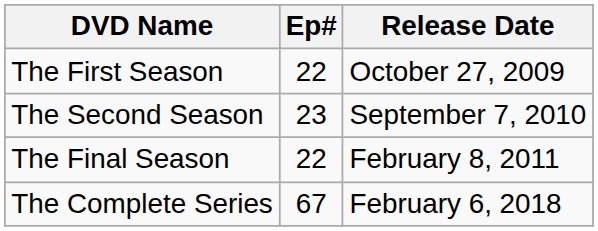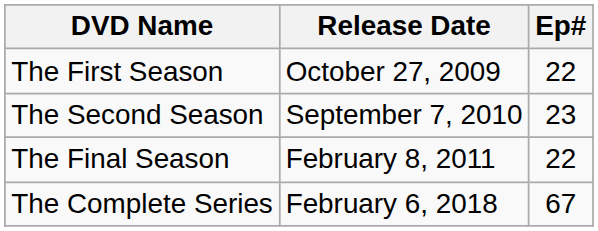columns swapped: (311, 26) <-> (468, 26)
